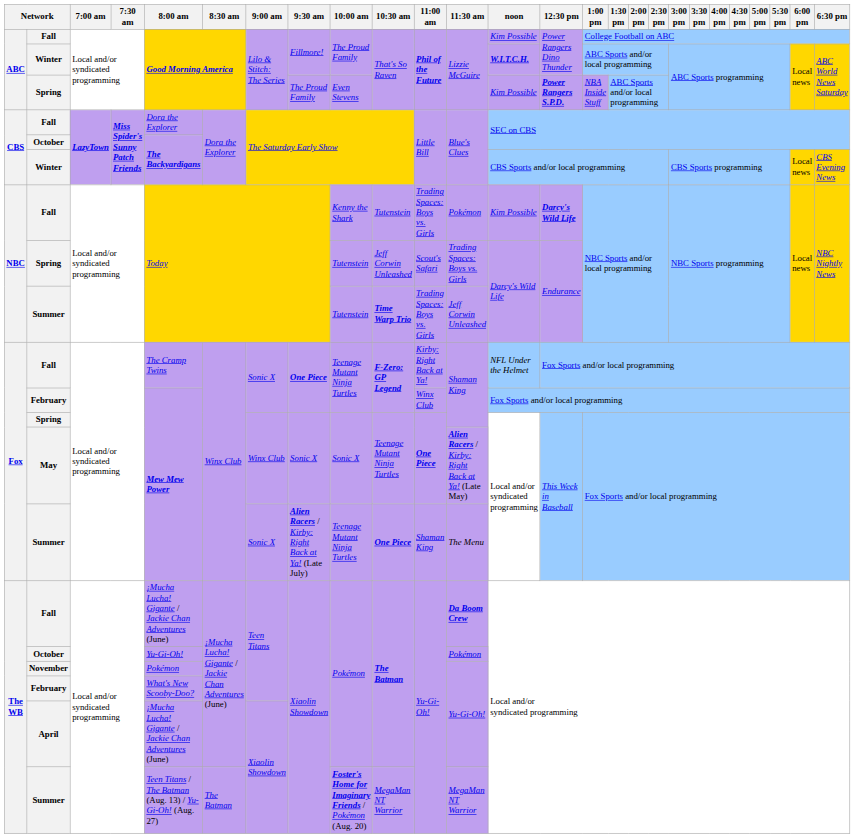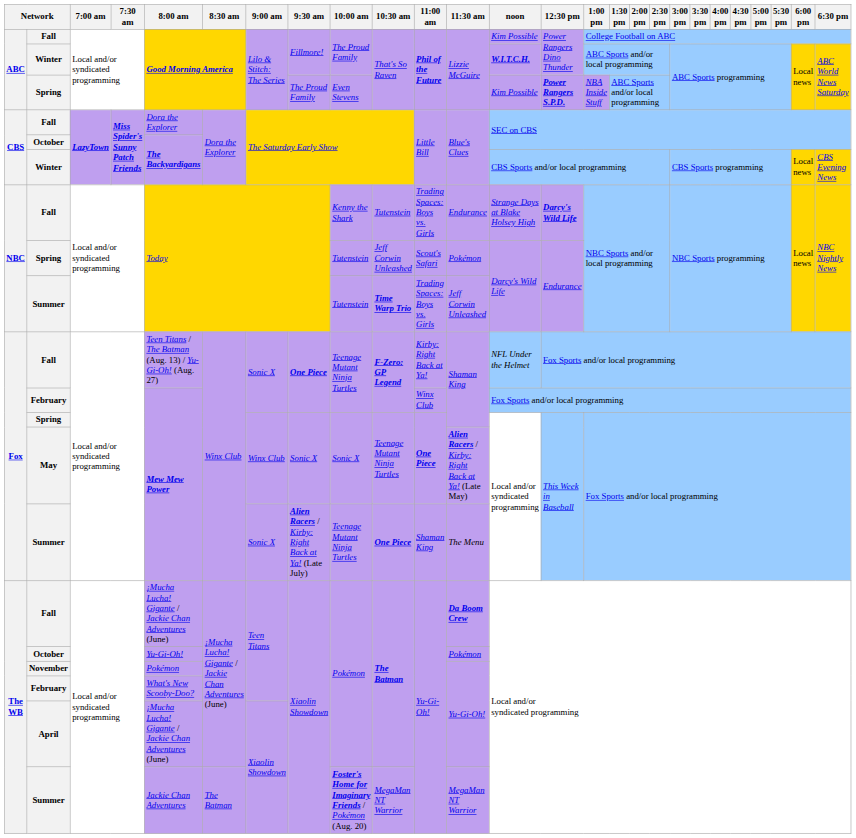(465, 213) Pokémon -> (468, 213) Endurance
(513, 213) Kim Possible -> (515, 213) Strange Days at Blake Holsey High
(463, 263) Trading Spaces: Boys vs. Girls -> (465, 258) Pokémon
(166, 365) The Cramp Twins -> (173, 360) Teen Titans / The Batman (Aug. 13) / Yu-Gi-Oh! (Aug. 27)
(173, 800) Teen Titans / The Batman (Aug. 13) / Yu-Gi-Oh! (Aug. 27) -> (168, 800) Jackie Chan Adventures
